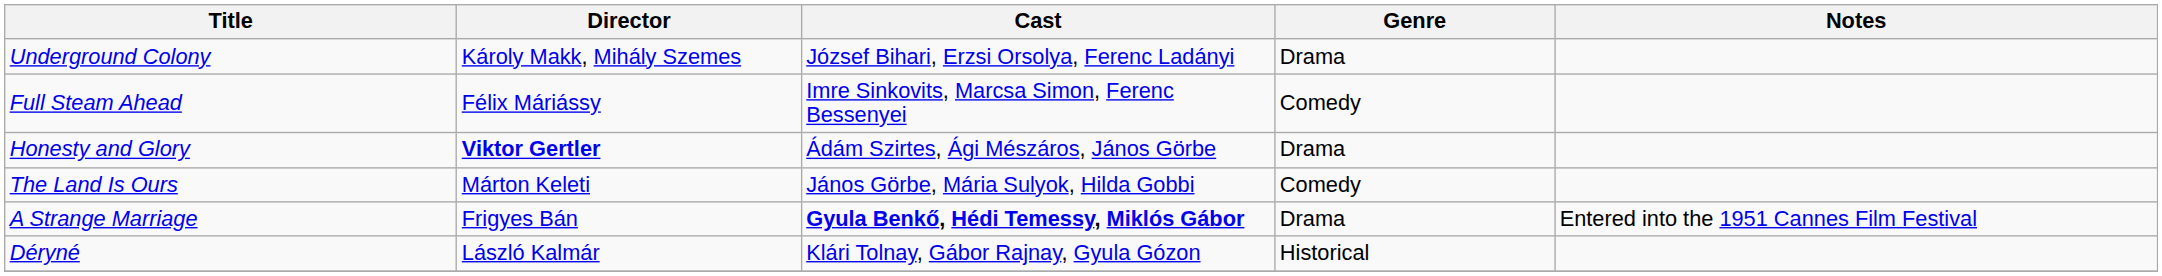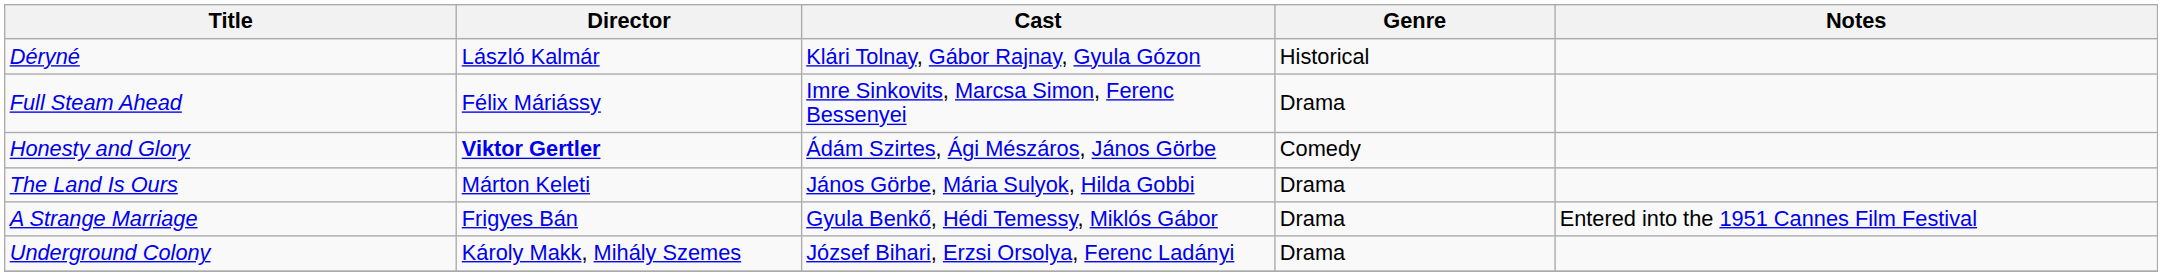rows swapped: (45, 253) <-> (110, 56)
(1320, 103) Comedy -> (1313, 103) Drama
(1313, 149) Drama -> (1320, 149) Comedy
(1320, 184) Comedy -> (1313, 184) Drama
(1025, 218) bold -> (1012, 218) normal
